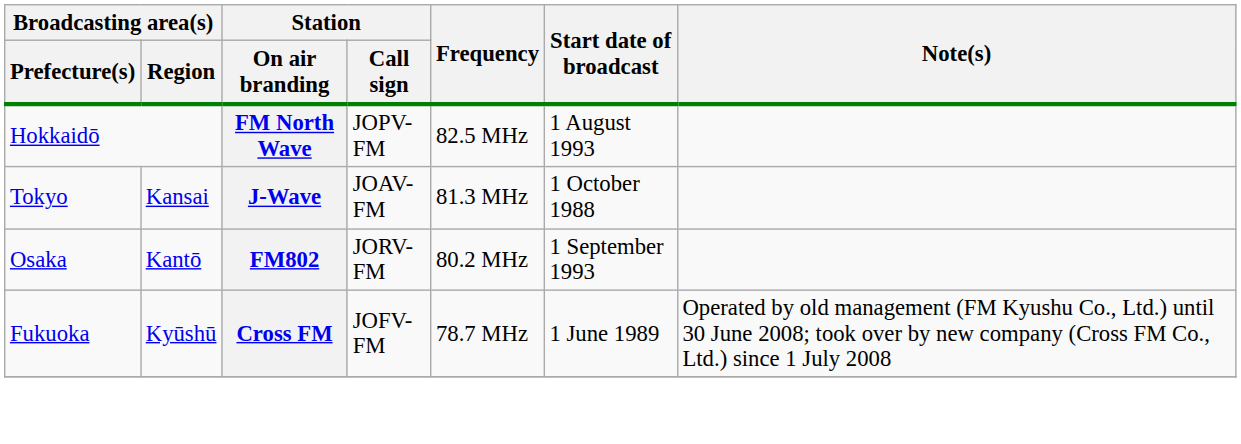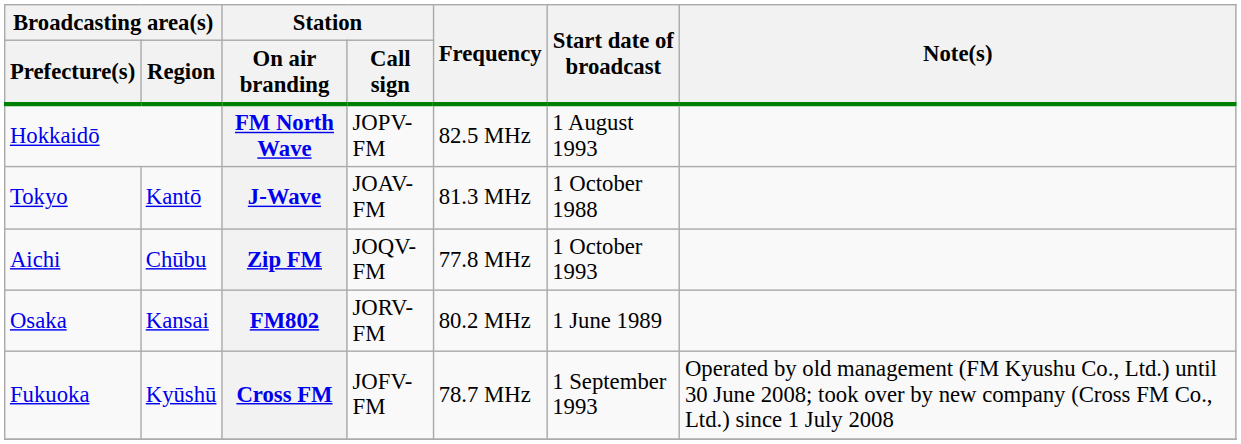(177, 197) Kansai -> (174, 197) Kantō
+ row: (284, 258)
(174, 258) Kantō -> (177, 320) Kansai
(607, 258) 1 September 1993 -> (607, 320) 1 June 1989
(604, 333) 1 June 1989 -> (609, 394) 1 September 1993
